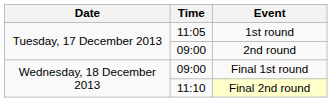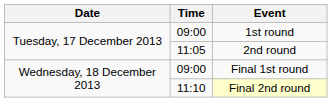(191, 32) 11:05 -> (191, 32) 09:00
(191, 50) 09:00 -> (191, 50) 11:05
